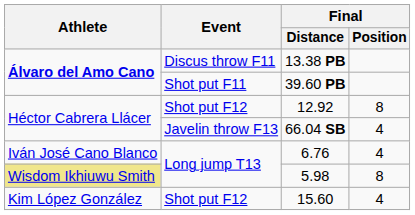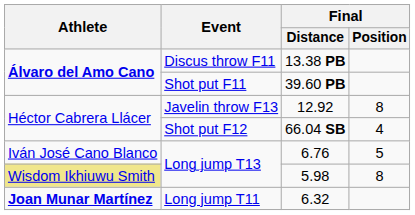(206, 107) Shot put F12 -> (221, 107) Javelin throw F13
(221, 130) Javelin throw F13 -> (206, 130) Shot put F12
(379, 153) 4 -> (379, 153) 5
- row: (315, 199)
+ row: (315, 199)
